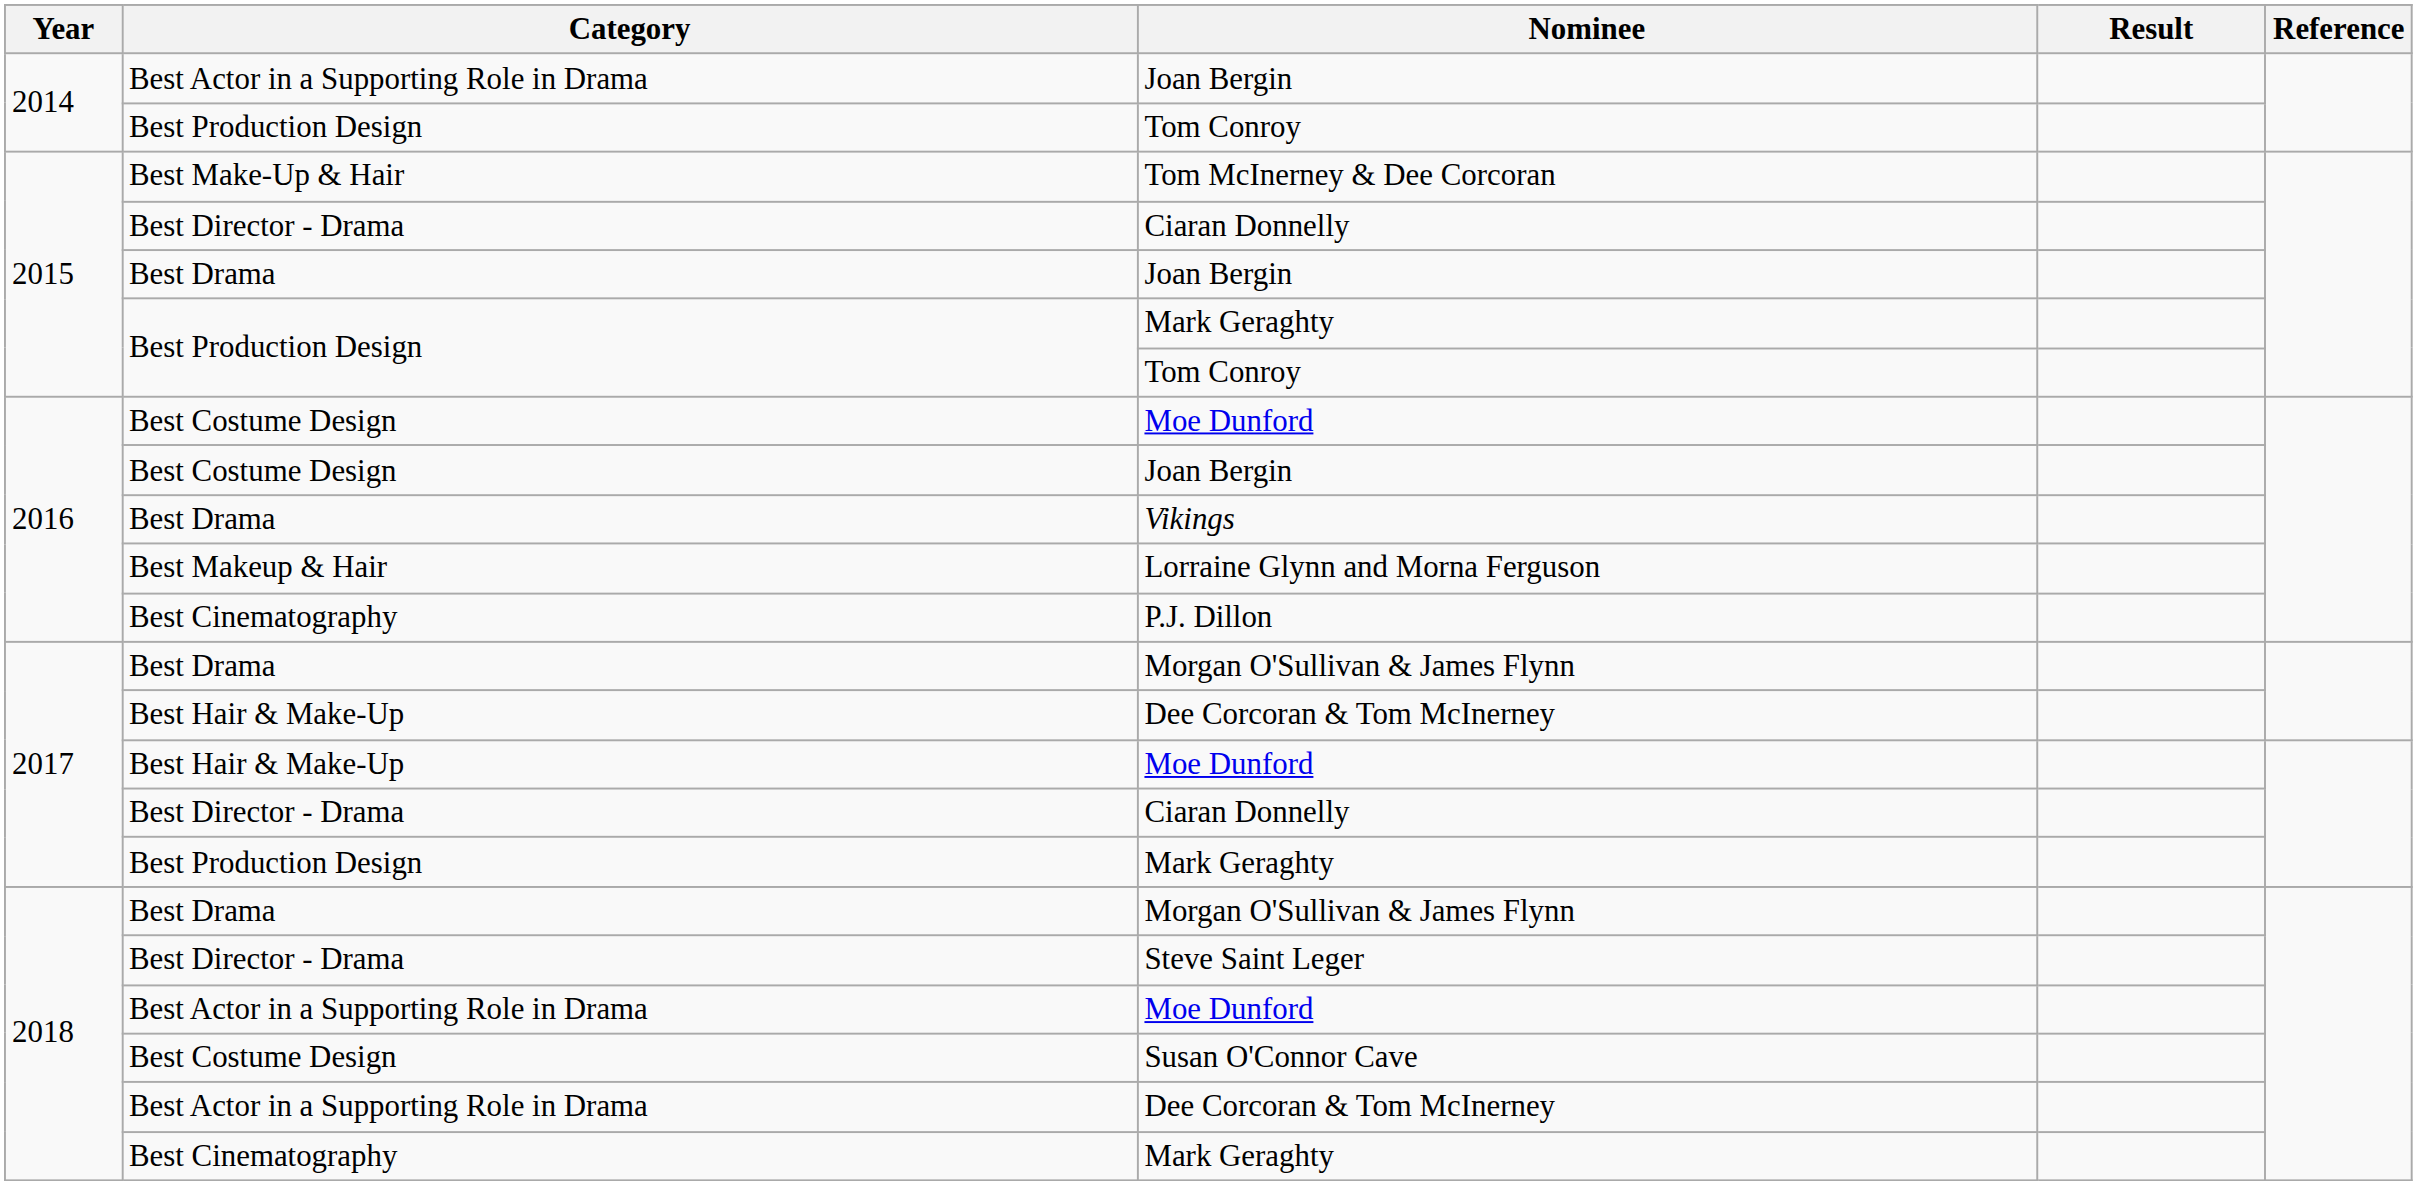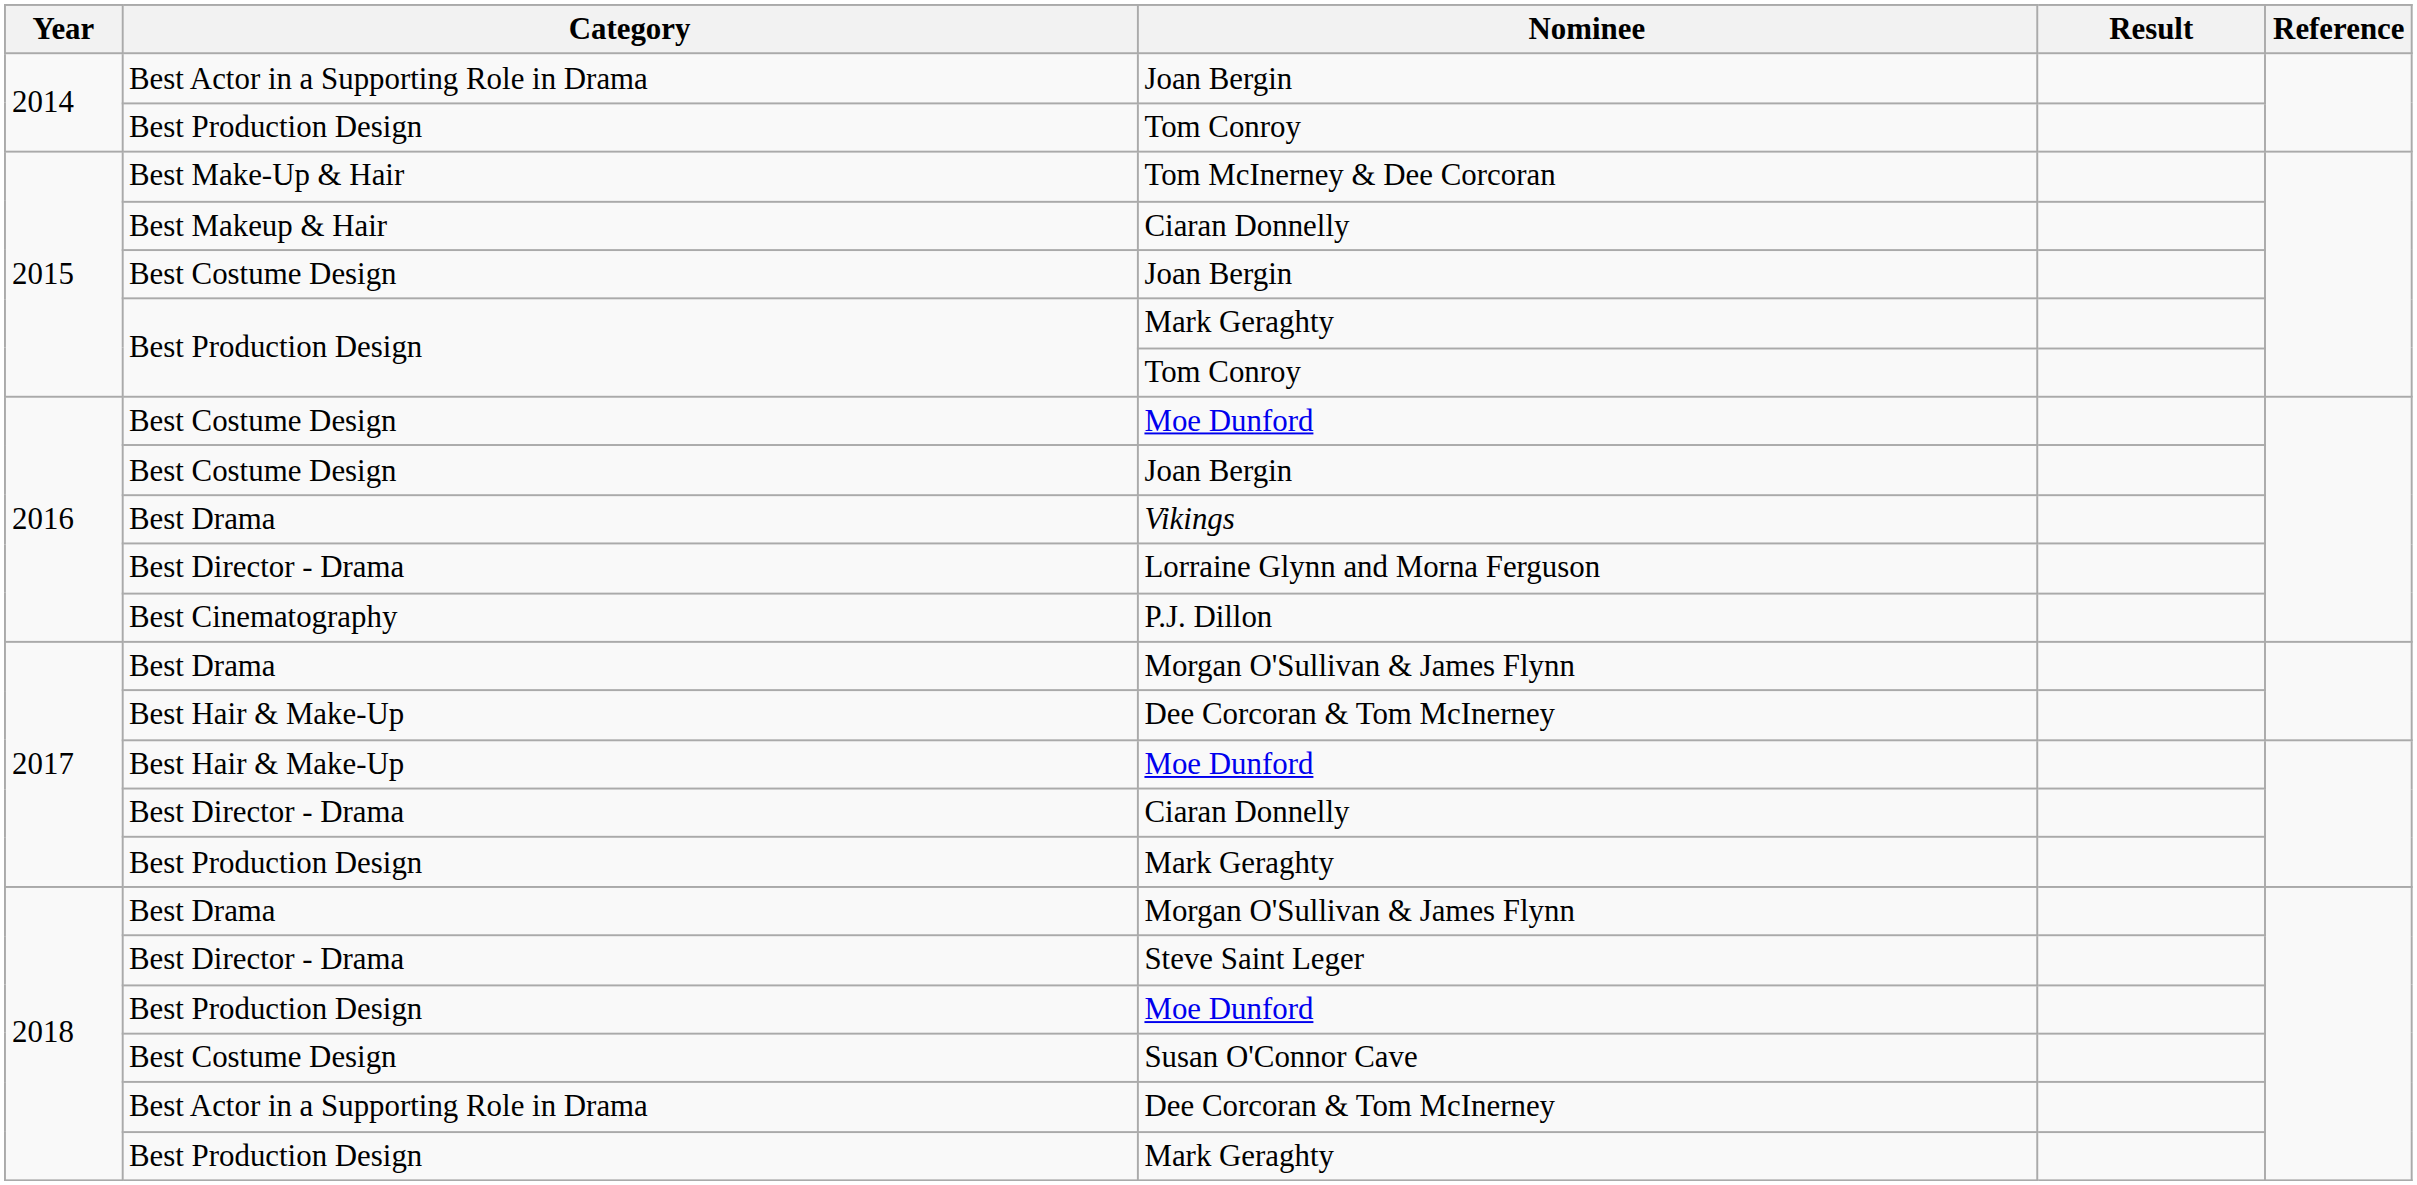(267, 224) Best Director - Drama -> (258, 224) Best Makeup & Hair
(202, 273) Best Drama -> (263, 273) Best Costume Design
(258, 567) Best Makeup & Hair -> (267, 567) Best Director - Drama
(388, 1008) Best Actor in a Supporting Role in Drama -> (276, 1008) Best Production Design
(263, 1155) Best Cinematography -> (276, 1155) Best Production Design
